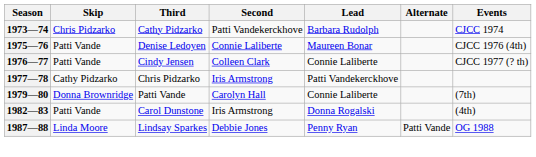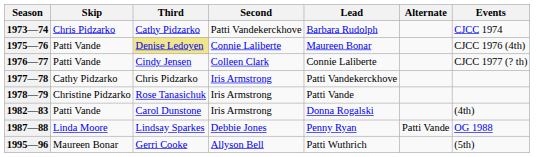(172, 45) no background -> (170, 45) khaki background
+ row: (28, 95)
- row: (28, 95)
+ row: (28, 144)
